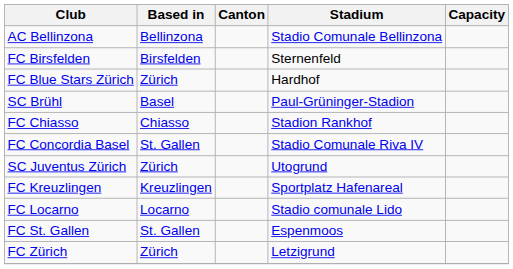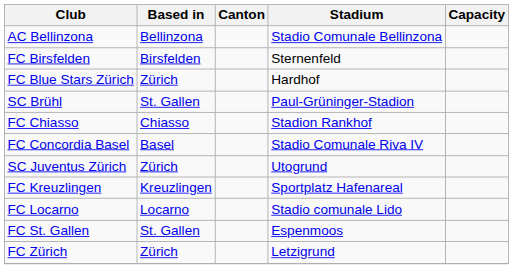(157, 101) Basel -> (170, 101) St. Gallen
(170, 144) St. Gallen -> (157, 144) Basel
